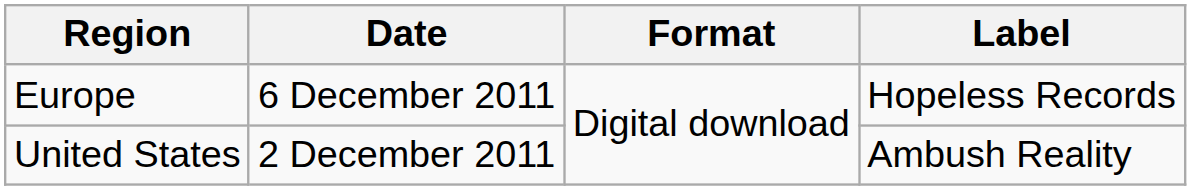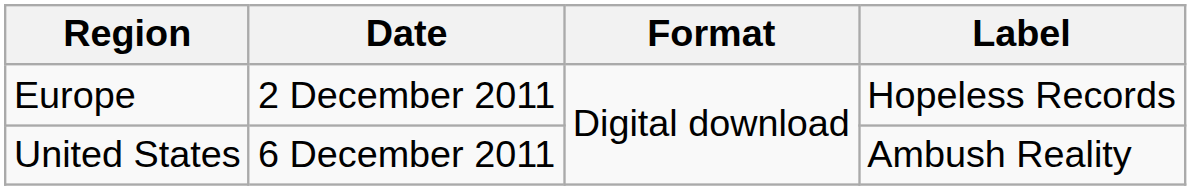(407, 94) 6 December 2011 -> (407, 94) 2 December 2011
(407, 154) 2 December 2011 -> (407, 154) 6 December 2011
